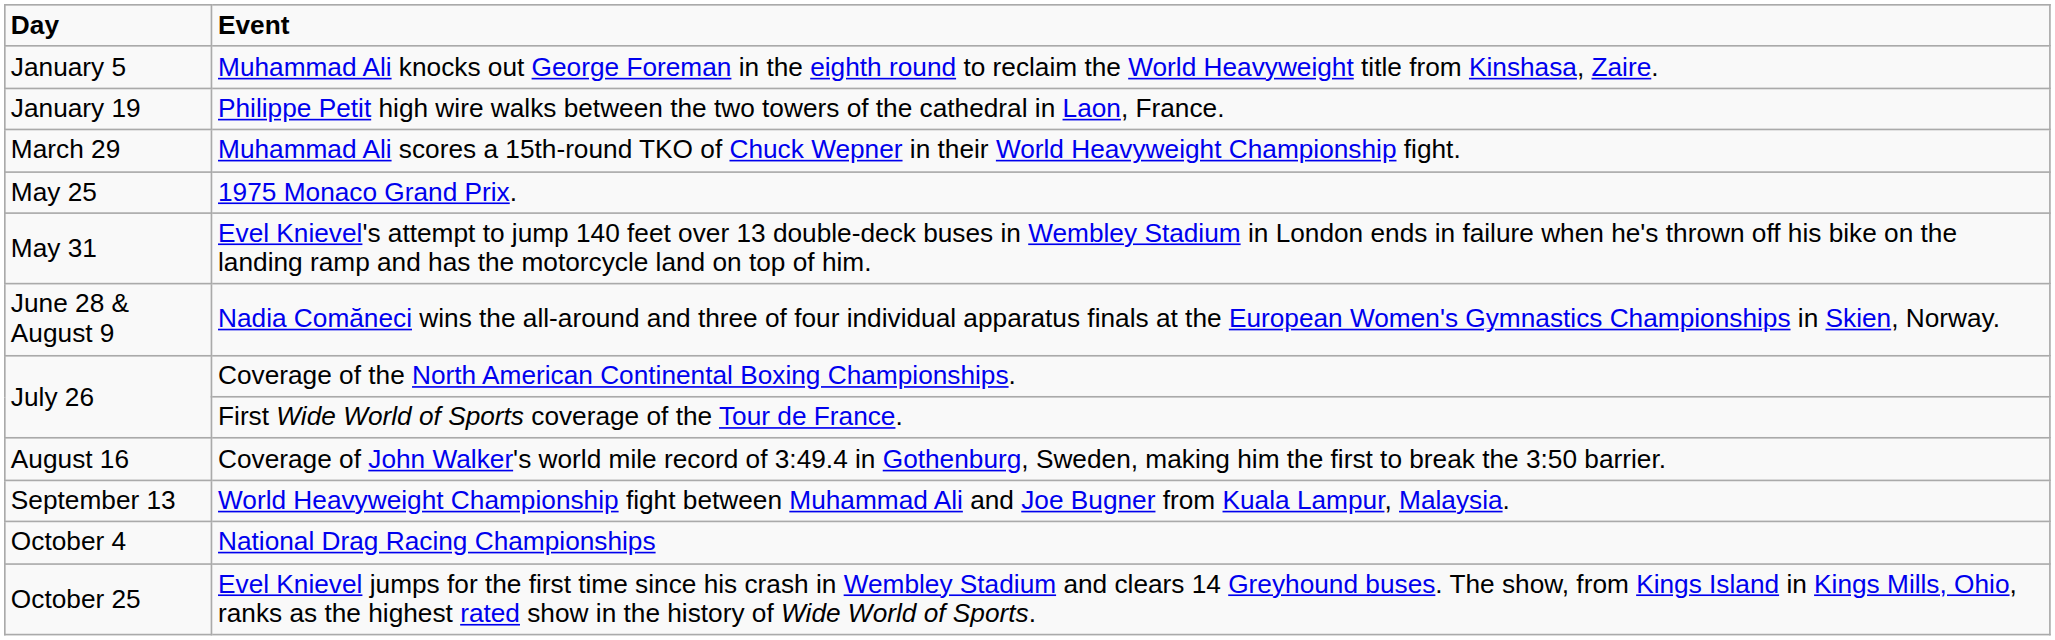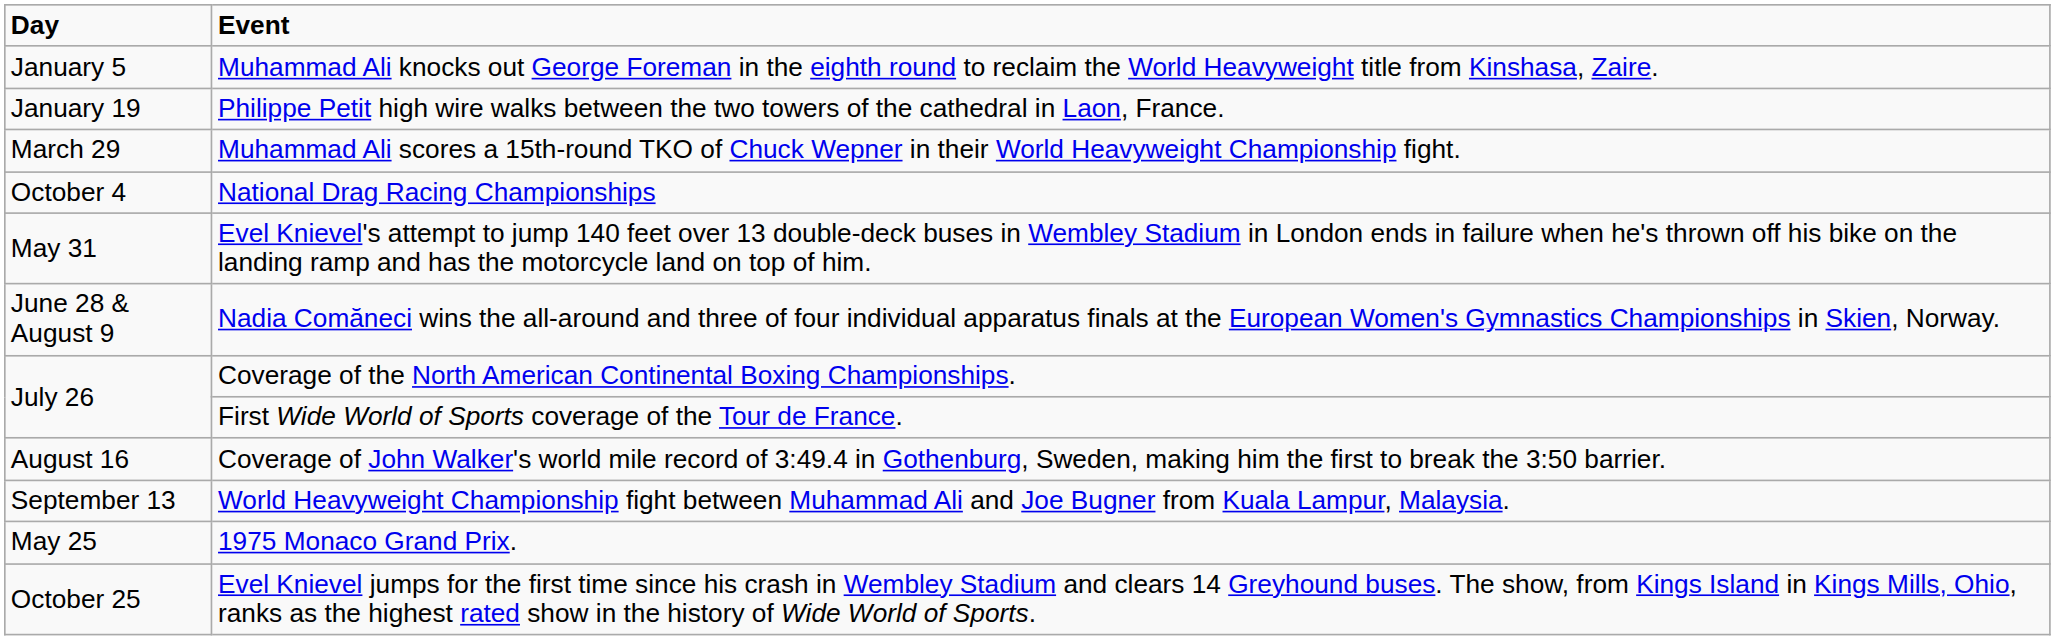rows swapped: (368, 191) <-> (437, 542)
